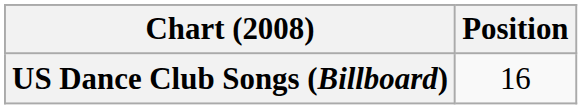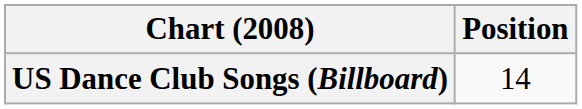(515, 77) 16 -> (515, 77) 14
